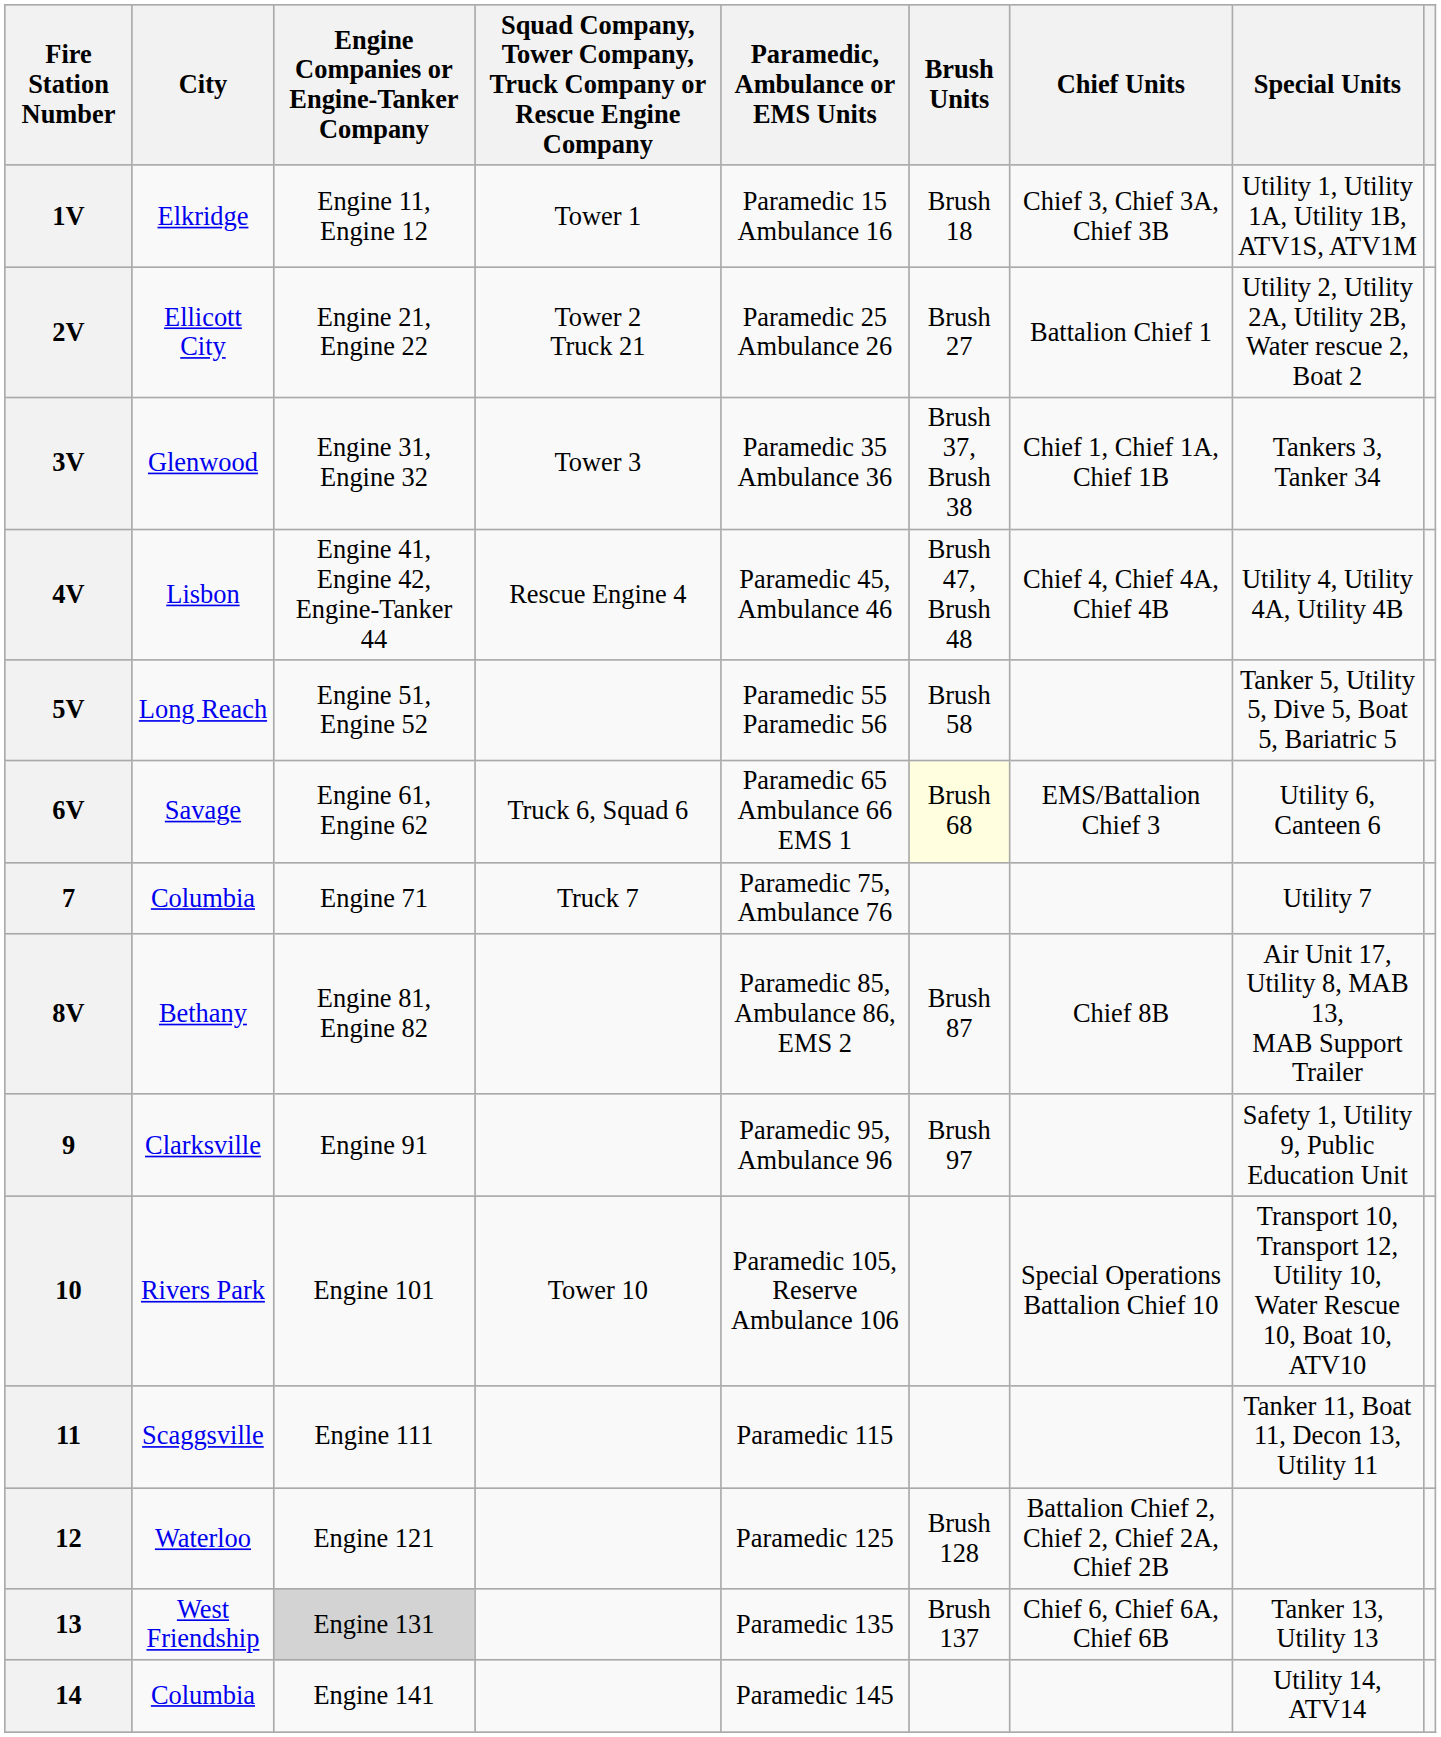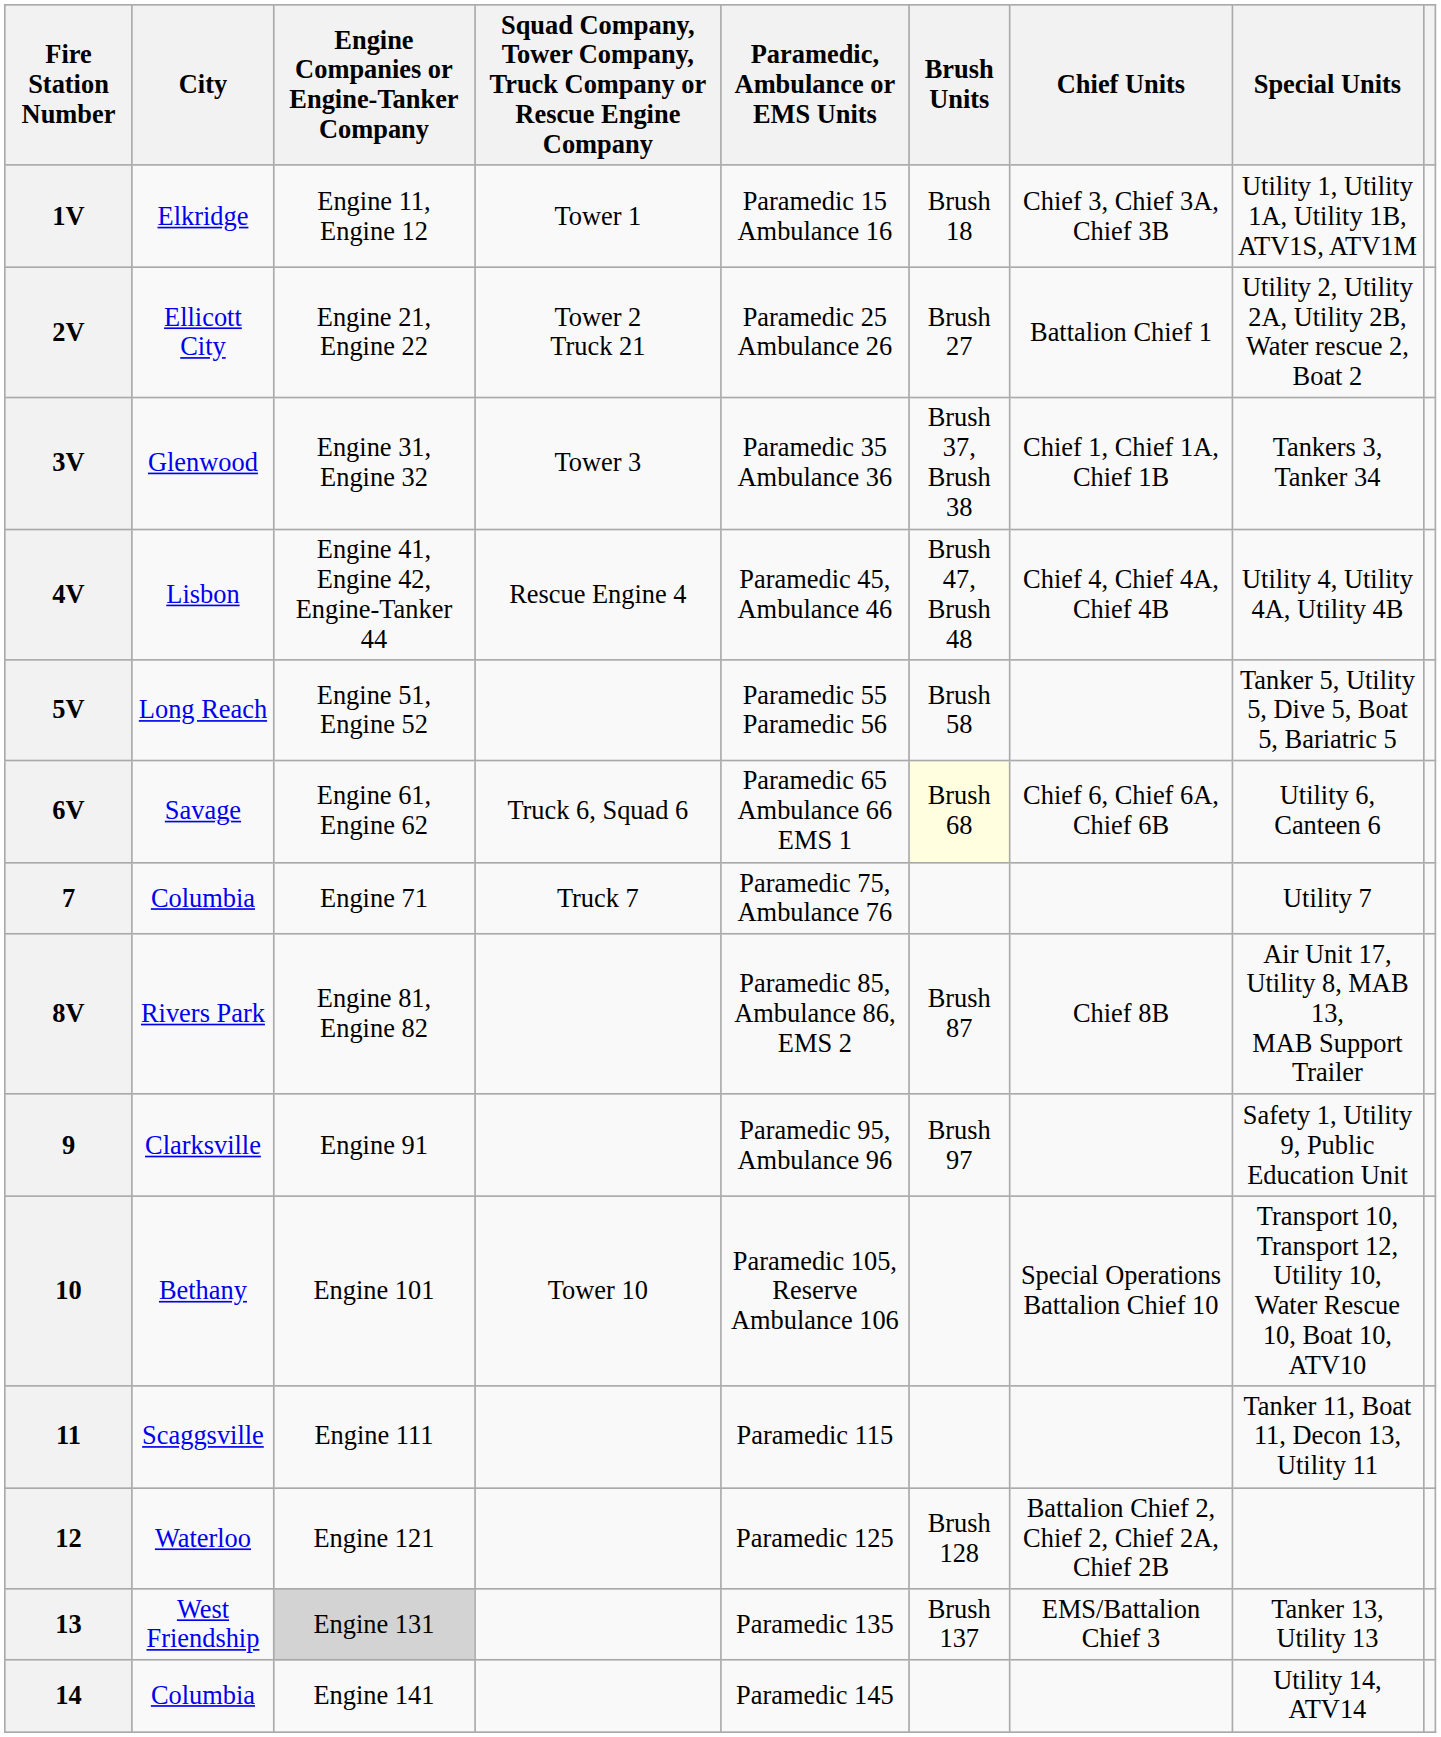(1121, 811) EMS/Battalion Chief 3 -> (1121, 811) Chief 6, Chief 6A, Chief 6B
(203, 1013) Bethany -> (203, 1013) Rivers Park
(203, 1290) Rivers Park -> (203, 1290) Bethany
(1121, 1624) Chief 6, Chief 6A, Chief 6B -> (1121, 1624) EMS/Battalion Chief 3
